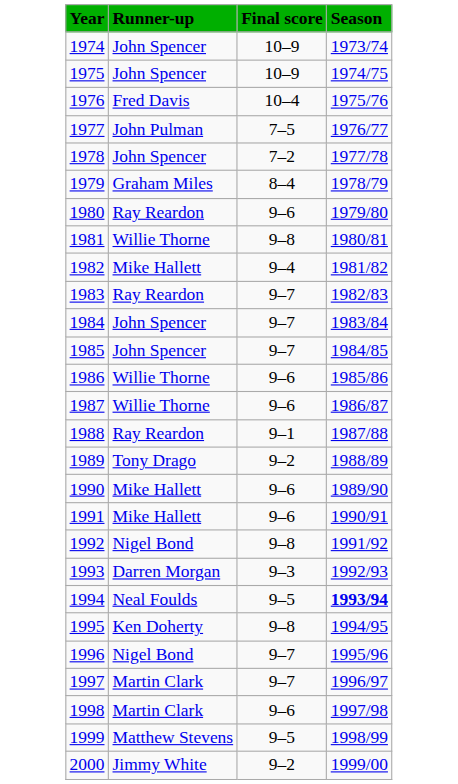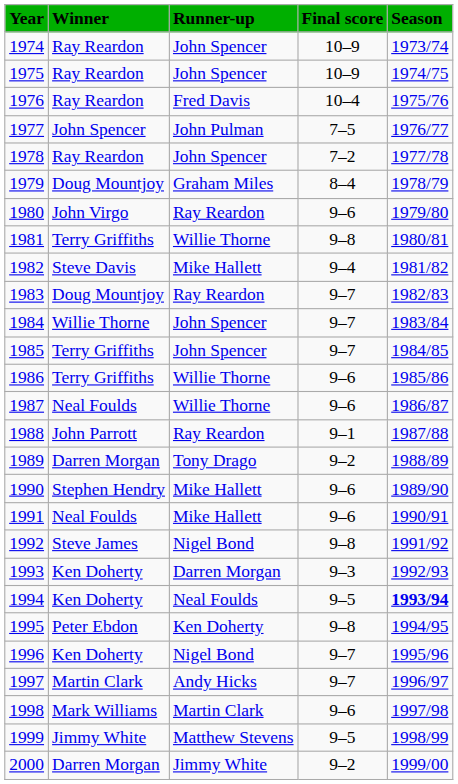+ column: (81, 18)
(158, 682) Martin Clark -> (215, 682) Andy Hicks
